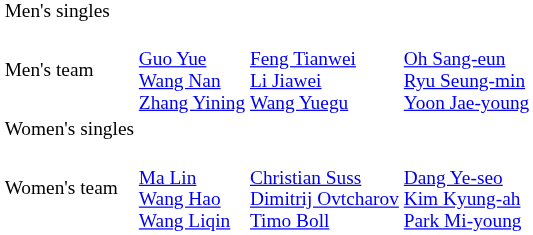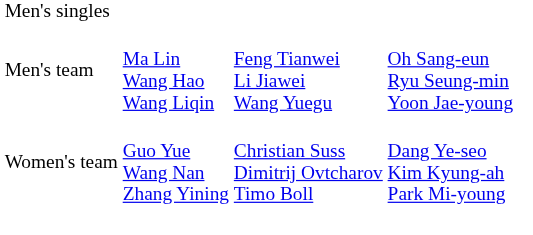(192, 80) Guo Yue Wang Nan Zhang Yining -> (168, 80) Ma Lin Wang Hao Wang Liqin
- row: (69, 128)
(185, 199) Ma Lin Wang Hao Wang Liqin -> (176, 172) Guo Yue Wang Nan Zhang Yining
